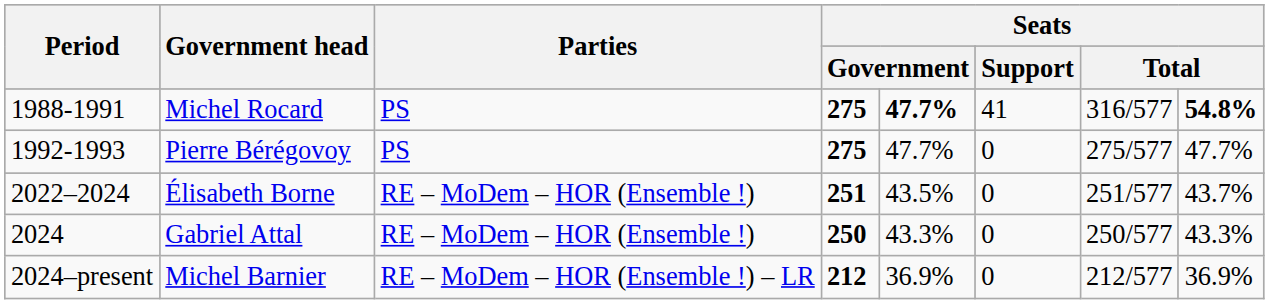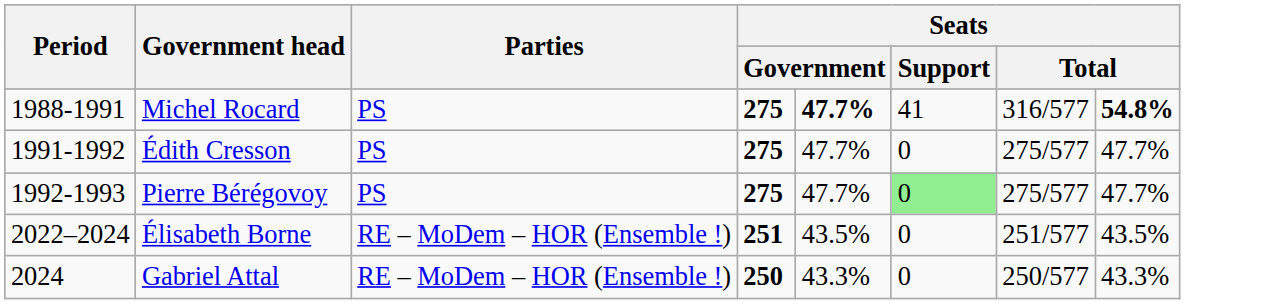+ row: (216, 151)
(988, 151) no background -> (904, 192) lightgreen background
(1219, 192) 43.7% -> (1135, 234) 43.5%
- row: (246, 276)
